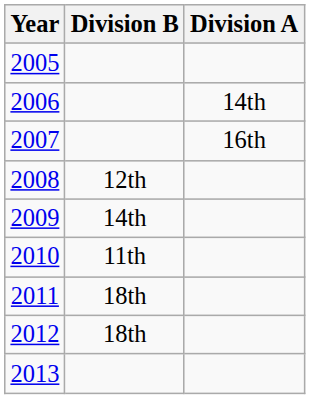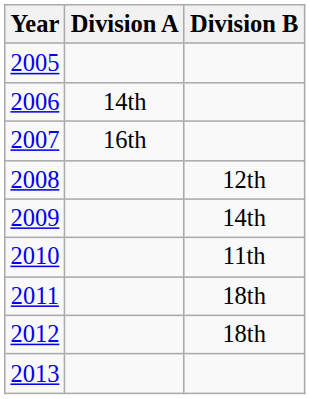columns swapped: (244, 23) <-> (125, 23)
